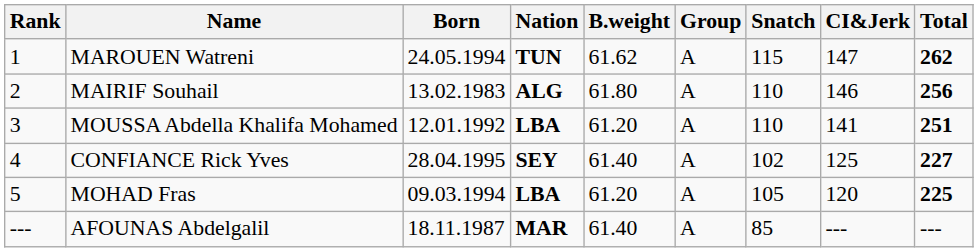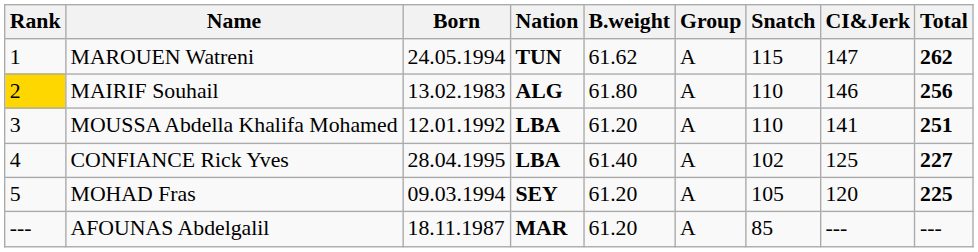(15, 90) no background -> (15, 90) gold background
(537, 159) SEY -> (538, 159) LBA
(538, 194) LBA -> (537, 194) SEY
(613, 228) 61.40 -> (613, 228) 61.20
